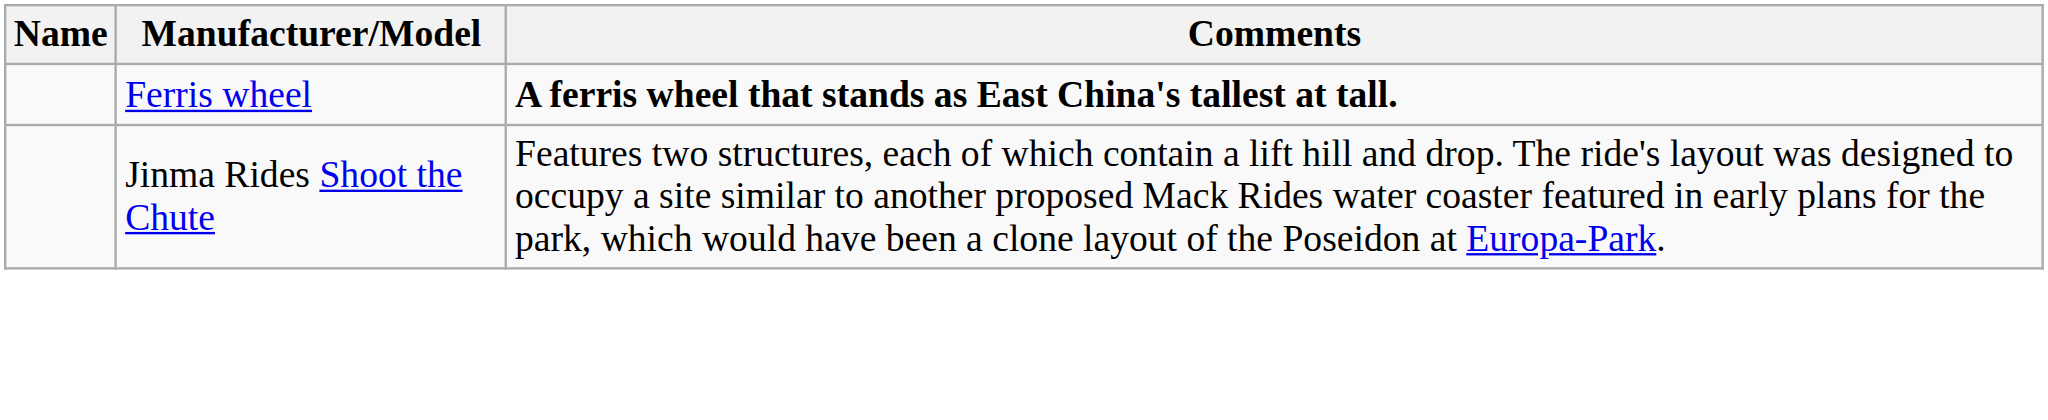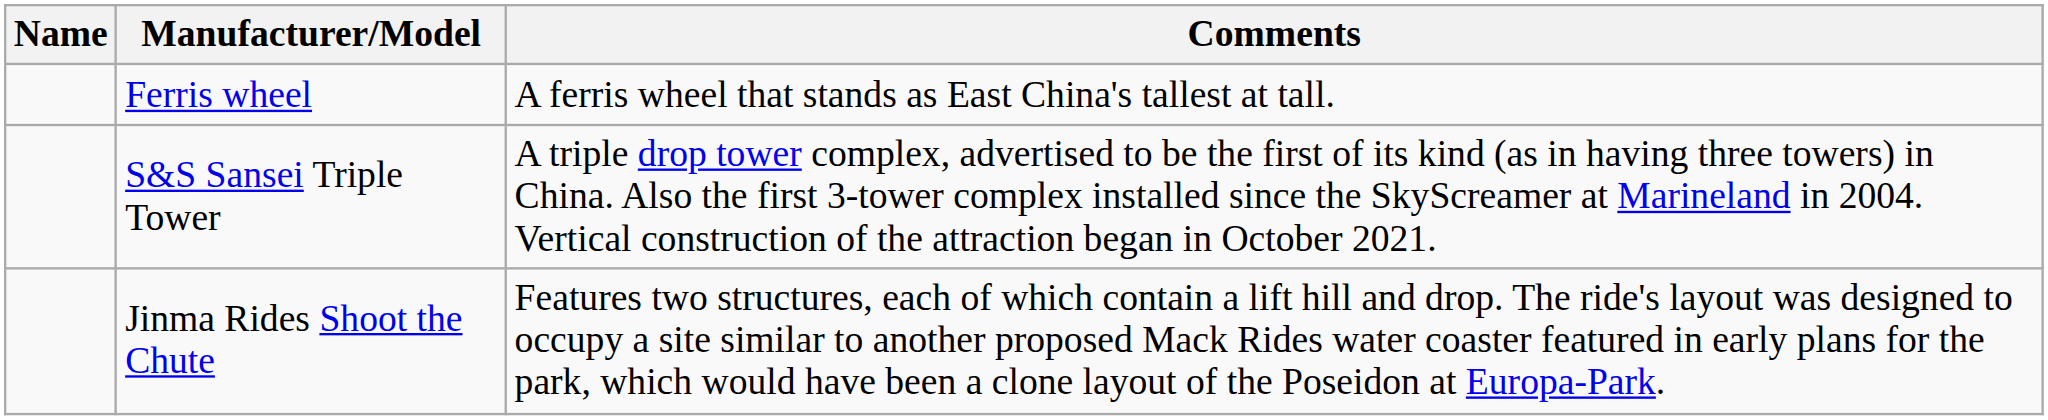(956, 93) bold -> (925, 93) normal
+ row: (264, 195)
